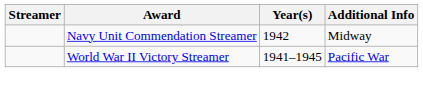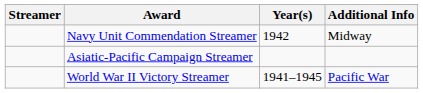+ row: (160, 56)
